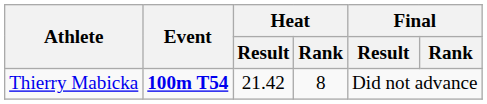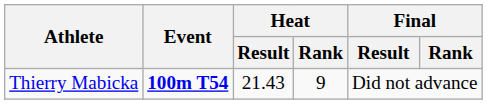(263, 83) 21.42 -> (263, 83) 21.43
(321, 83) 8 -> (321, 83) 9
